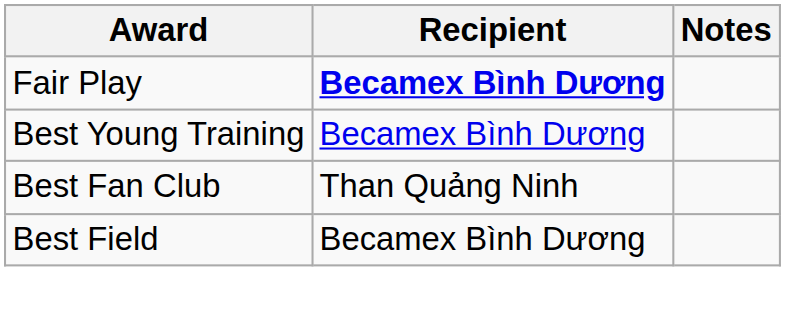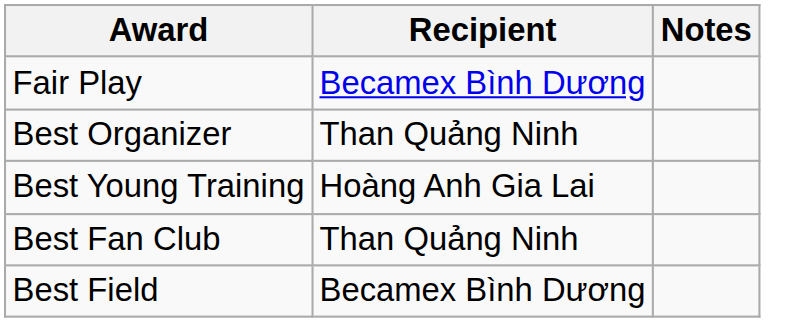(493, 82) bold -> (483, 82) normal
+ row: (122, 134)
(483, 134) Becamex Bình Dương -> (457, 186) Hoàng Anh Gia Lai
